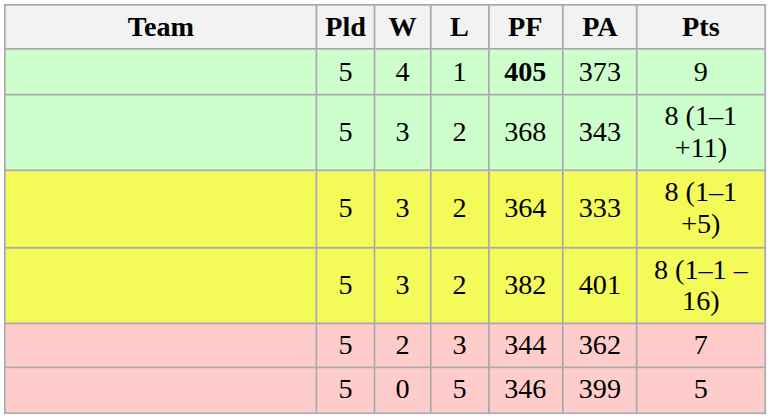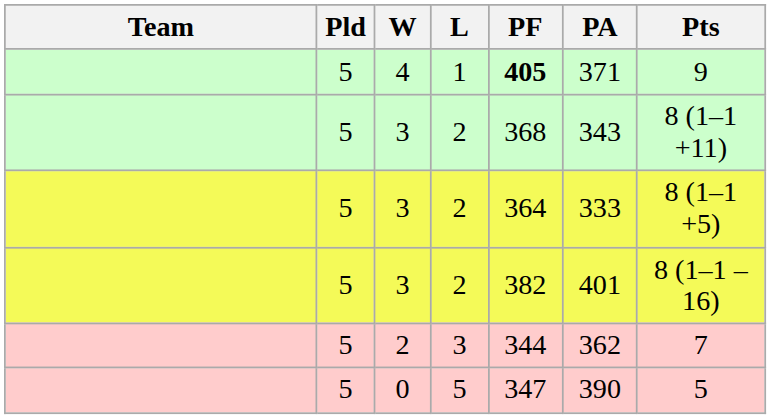(600, 71) 373 -> (600, 71) 371
(525, 389) 346 -> (525, 389) 347
(600, 389) 399 -> (600, 389) 390
